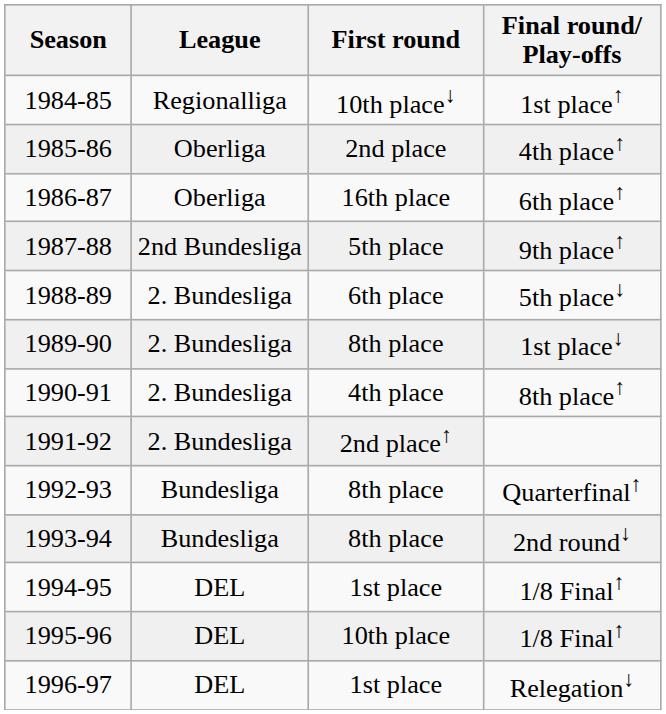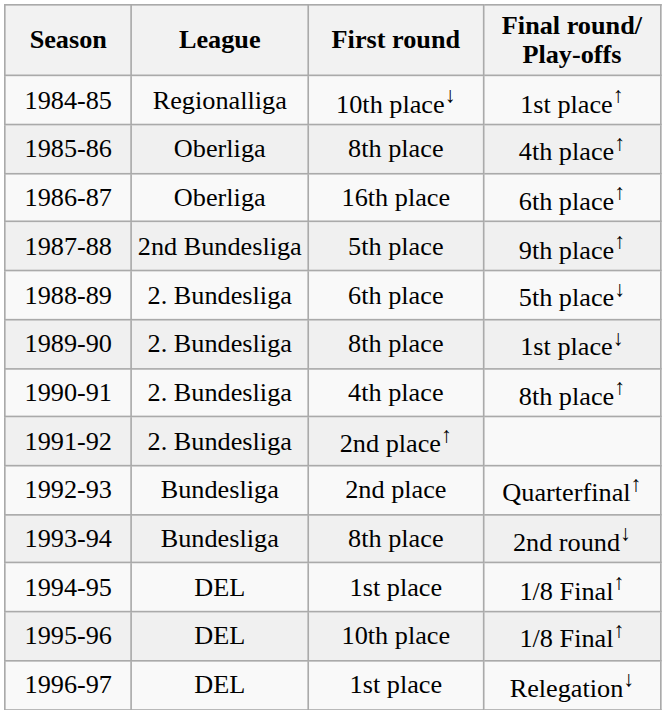(396, 148) 2nd place -> (396, 148) 8th place
(396, 489) 8th place -> (396, 489) 2nd place
